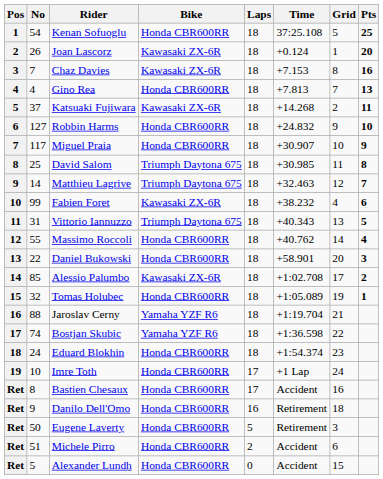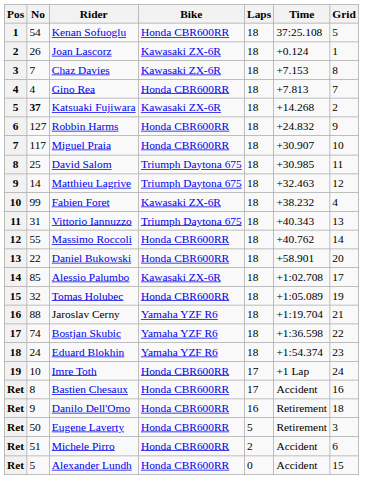- column: (369, 14)
(35, 108) normal -> (35, 108) bold
(185, 352) Honda CBR600RR -> (179, 352) Yamaha YZF R6
